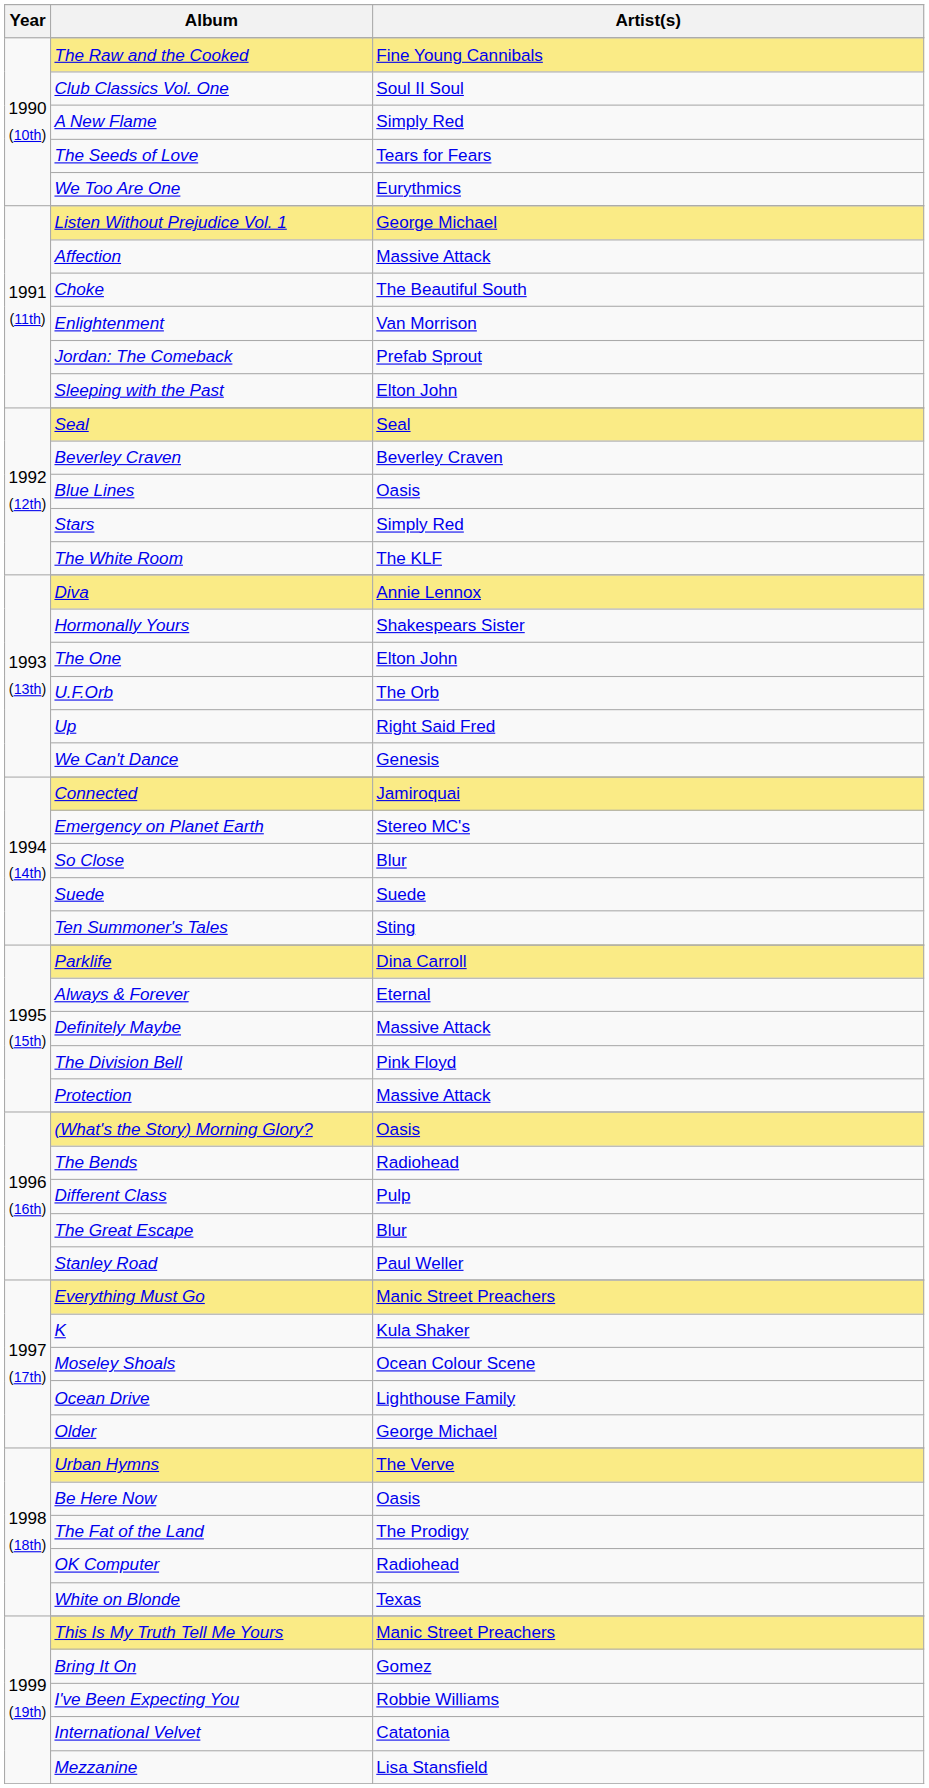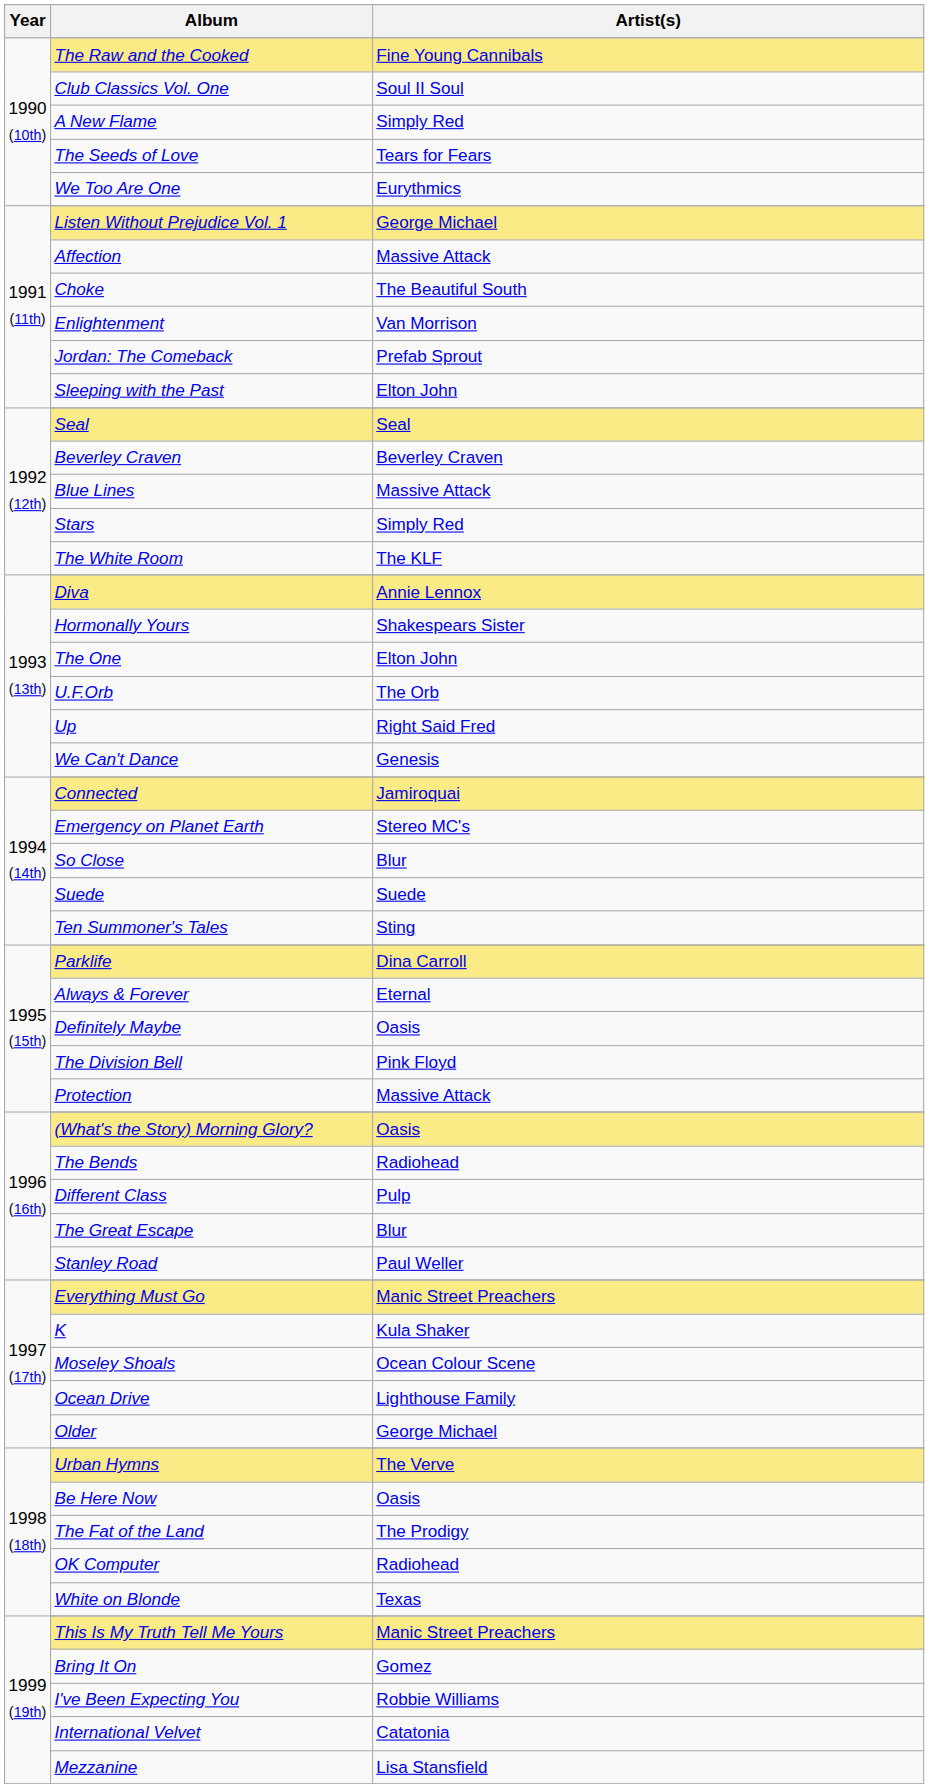(398, 491) Oasis -> (433, 491) Massive Attack
(433, 1028) Massive Attack -> (398, 1028) Oasis
